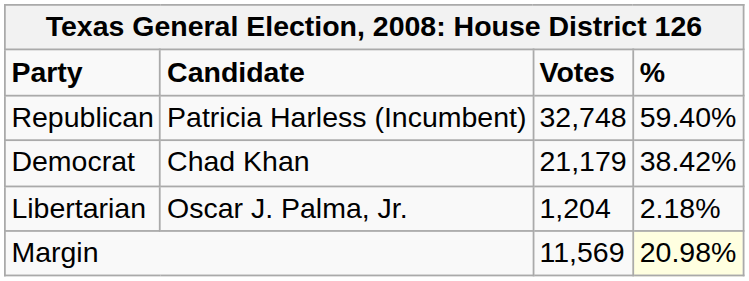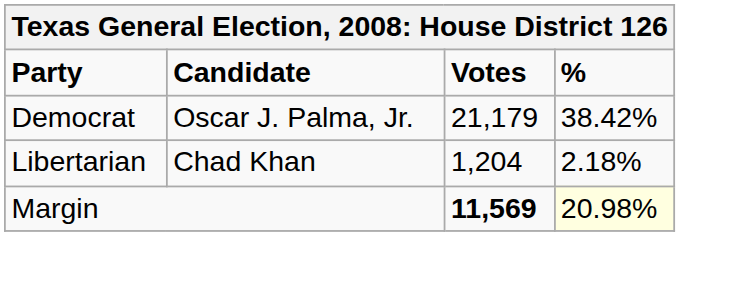- row: (83, 117)
(238, 162) Chad Khan -> (293, 117) Oscar J. Palma, Jr.
(287, 207) Oscar J. Palma, Jr. -> (244, 162) Chad Khan
(582, 252) normal -> (494, 207) bold
